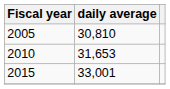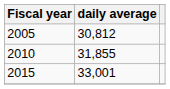(97, 34) 30,810 -> (97, 34) 30,812
(97, 53) 31,653 -> (97, 53) 31,855
